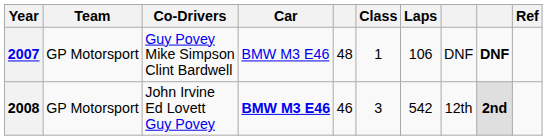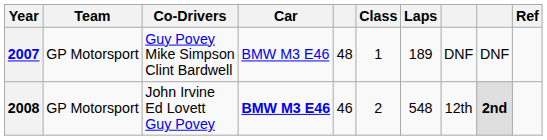(421, 55) 106 -> (421, 55) 189
(495, 55) bold -> (495, 55) normal
(378, 109) 3 -> (378, 109) 2
(421, 109) 542 -> (421, 109) 548
